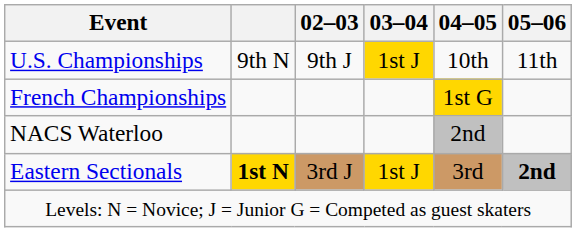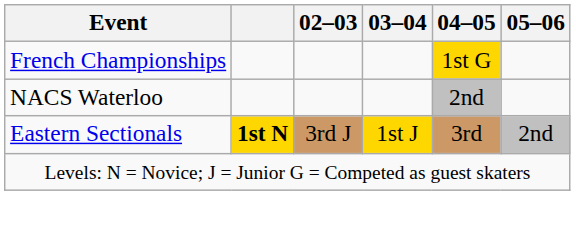- row: (106, 60)
(537, 171) bold -> (536, 134) normal
